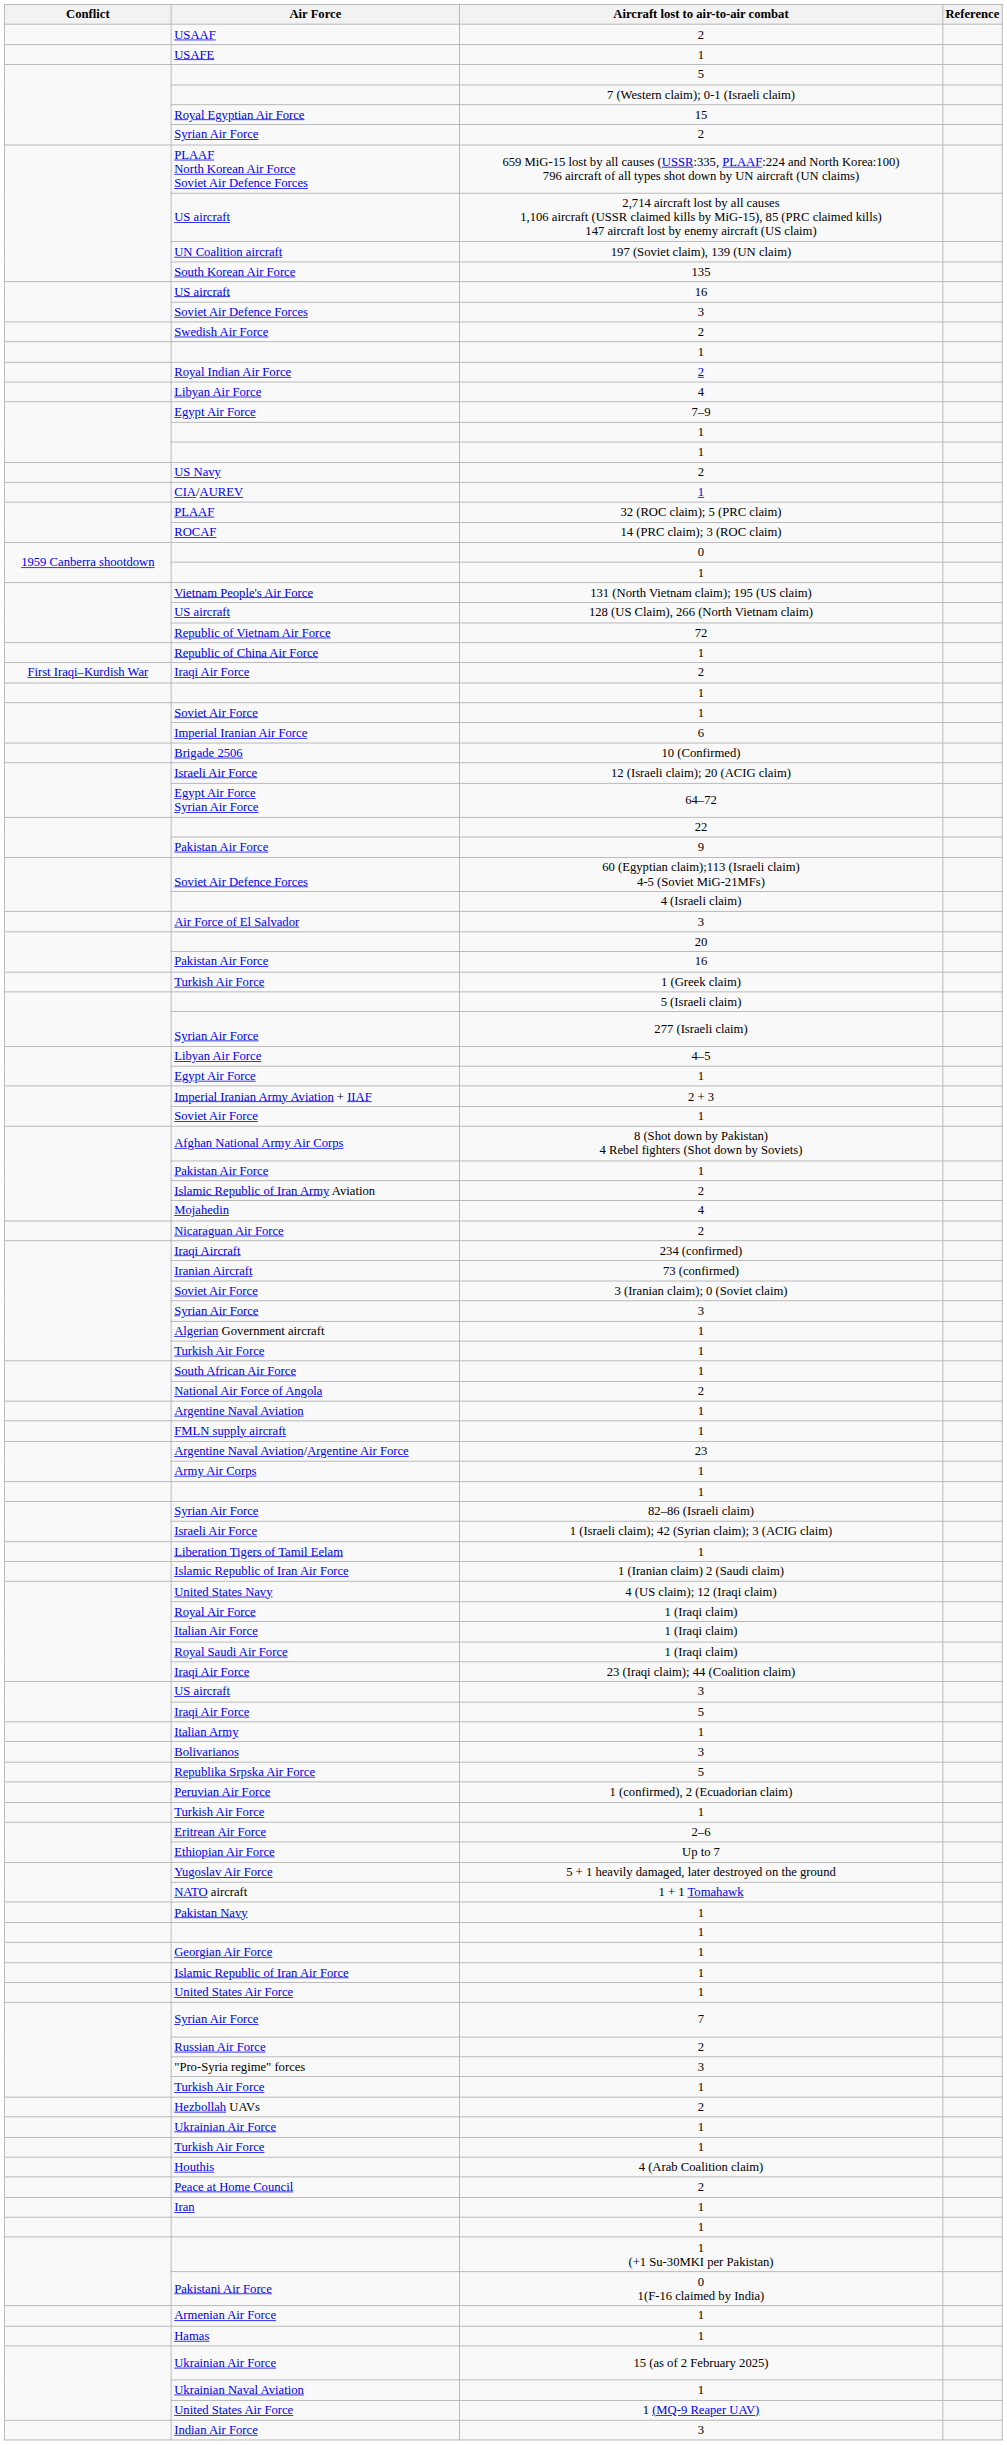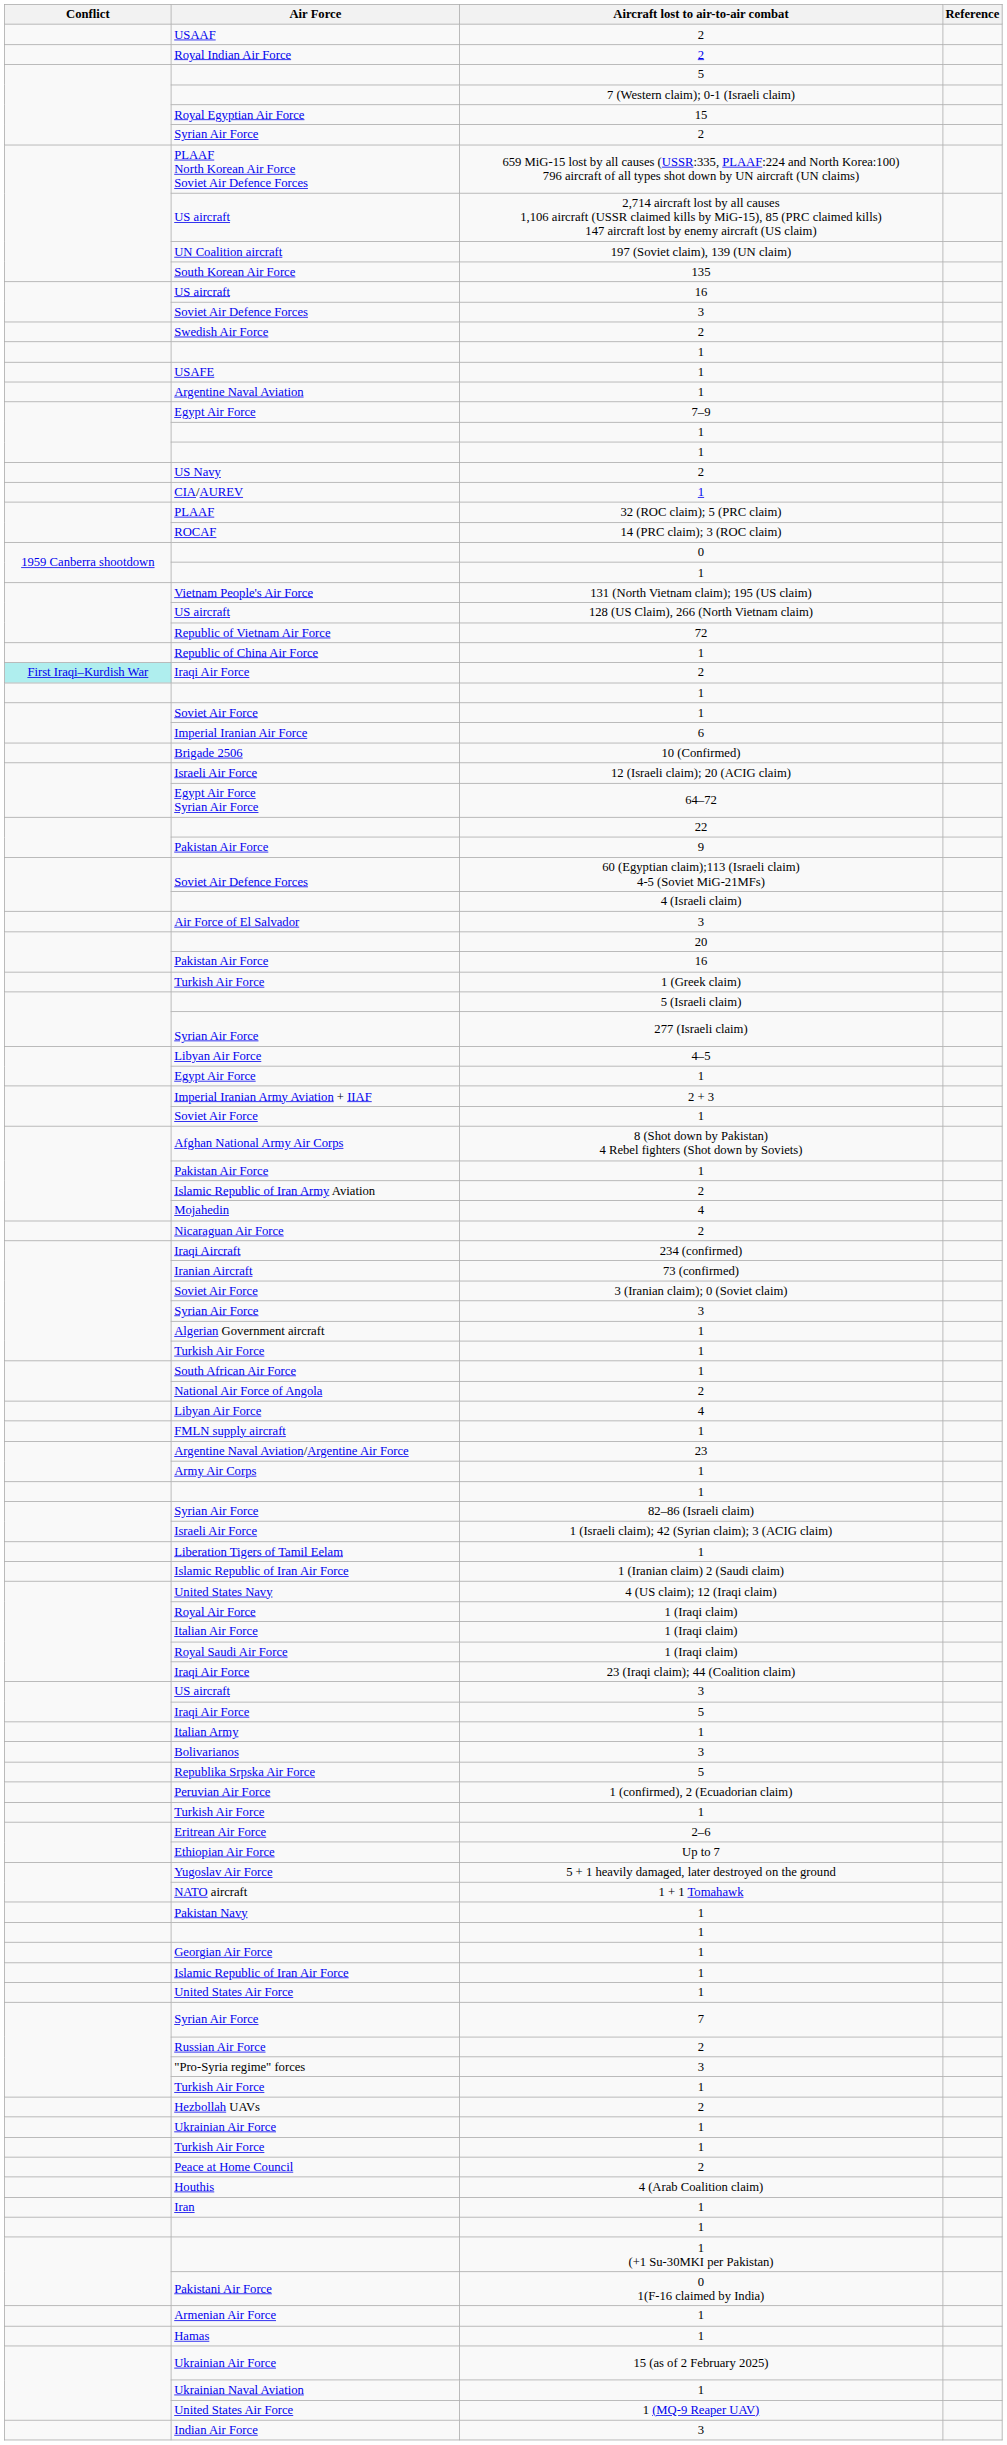rows swapped: (233, 372) <-> (194, 54)
rows swapped: (239, 1411) <-> (218, 392)
(88, 672) no background -> (88, 672) paleturquoise background
rows swapped: (194, 2167) <-> (234, 2187)
